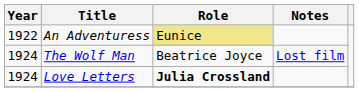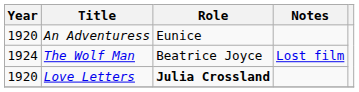(23, 35) 1922 -> (23, 35) 1920
(179, 35) khaki background -> (179, 35) no background
(23, 76) 1924 -> (23, 76) 1920
